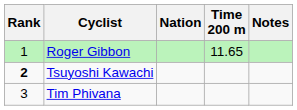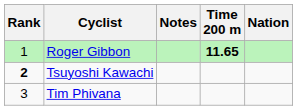columns swapped: (181, 22) <-> (271, 22)
(227, 51) normal -> (222, 51) bold
